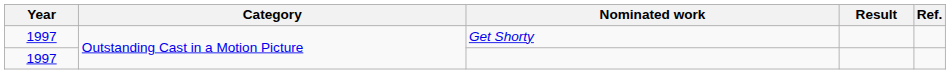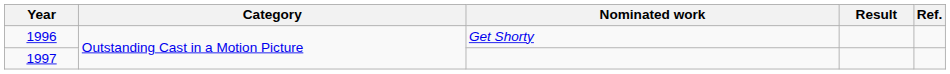(42, 36) 1997 -> (42, 36) 1996
